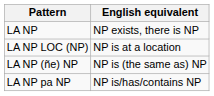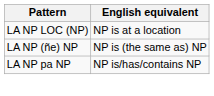- row: (22, 30)
